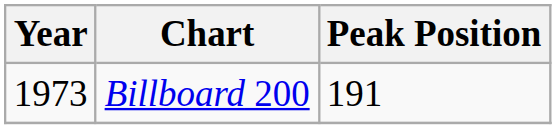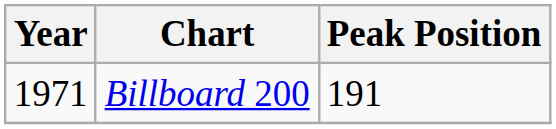(51, 92) 1973 -> (51, 92) 1971
